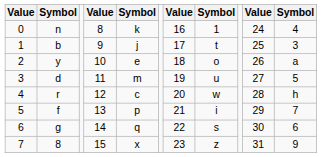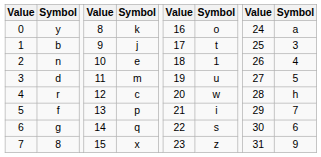(58, 29) n -> (58, 29) y
(216, 29) 1 -> (216, 29) o
(295, 29) 4 -> (295, 29) a
(58, 62) y -> (58, 62) n
(216, 62) o -> (216, 62) 1
(295, 62) a -> (295, 62) 4
